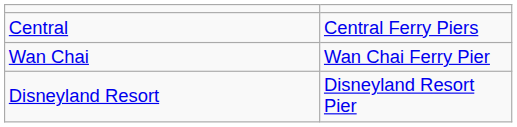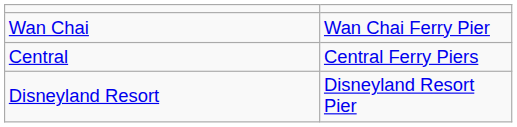rows swapped: (38, 27) <-> (49, 56)
